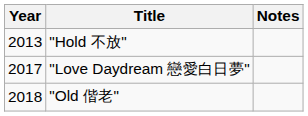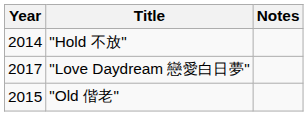(25, 42) 2013 -> (25, 42) 2014
(25, 96) 2018 -> (25, 96) 2015
